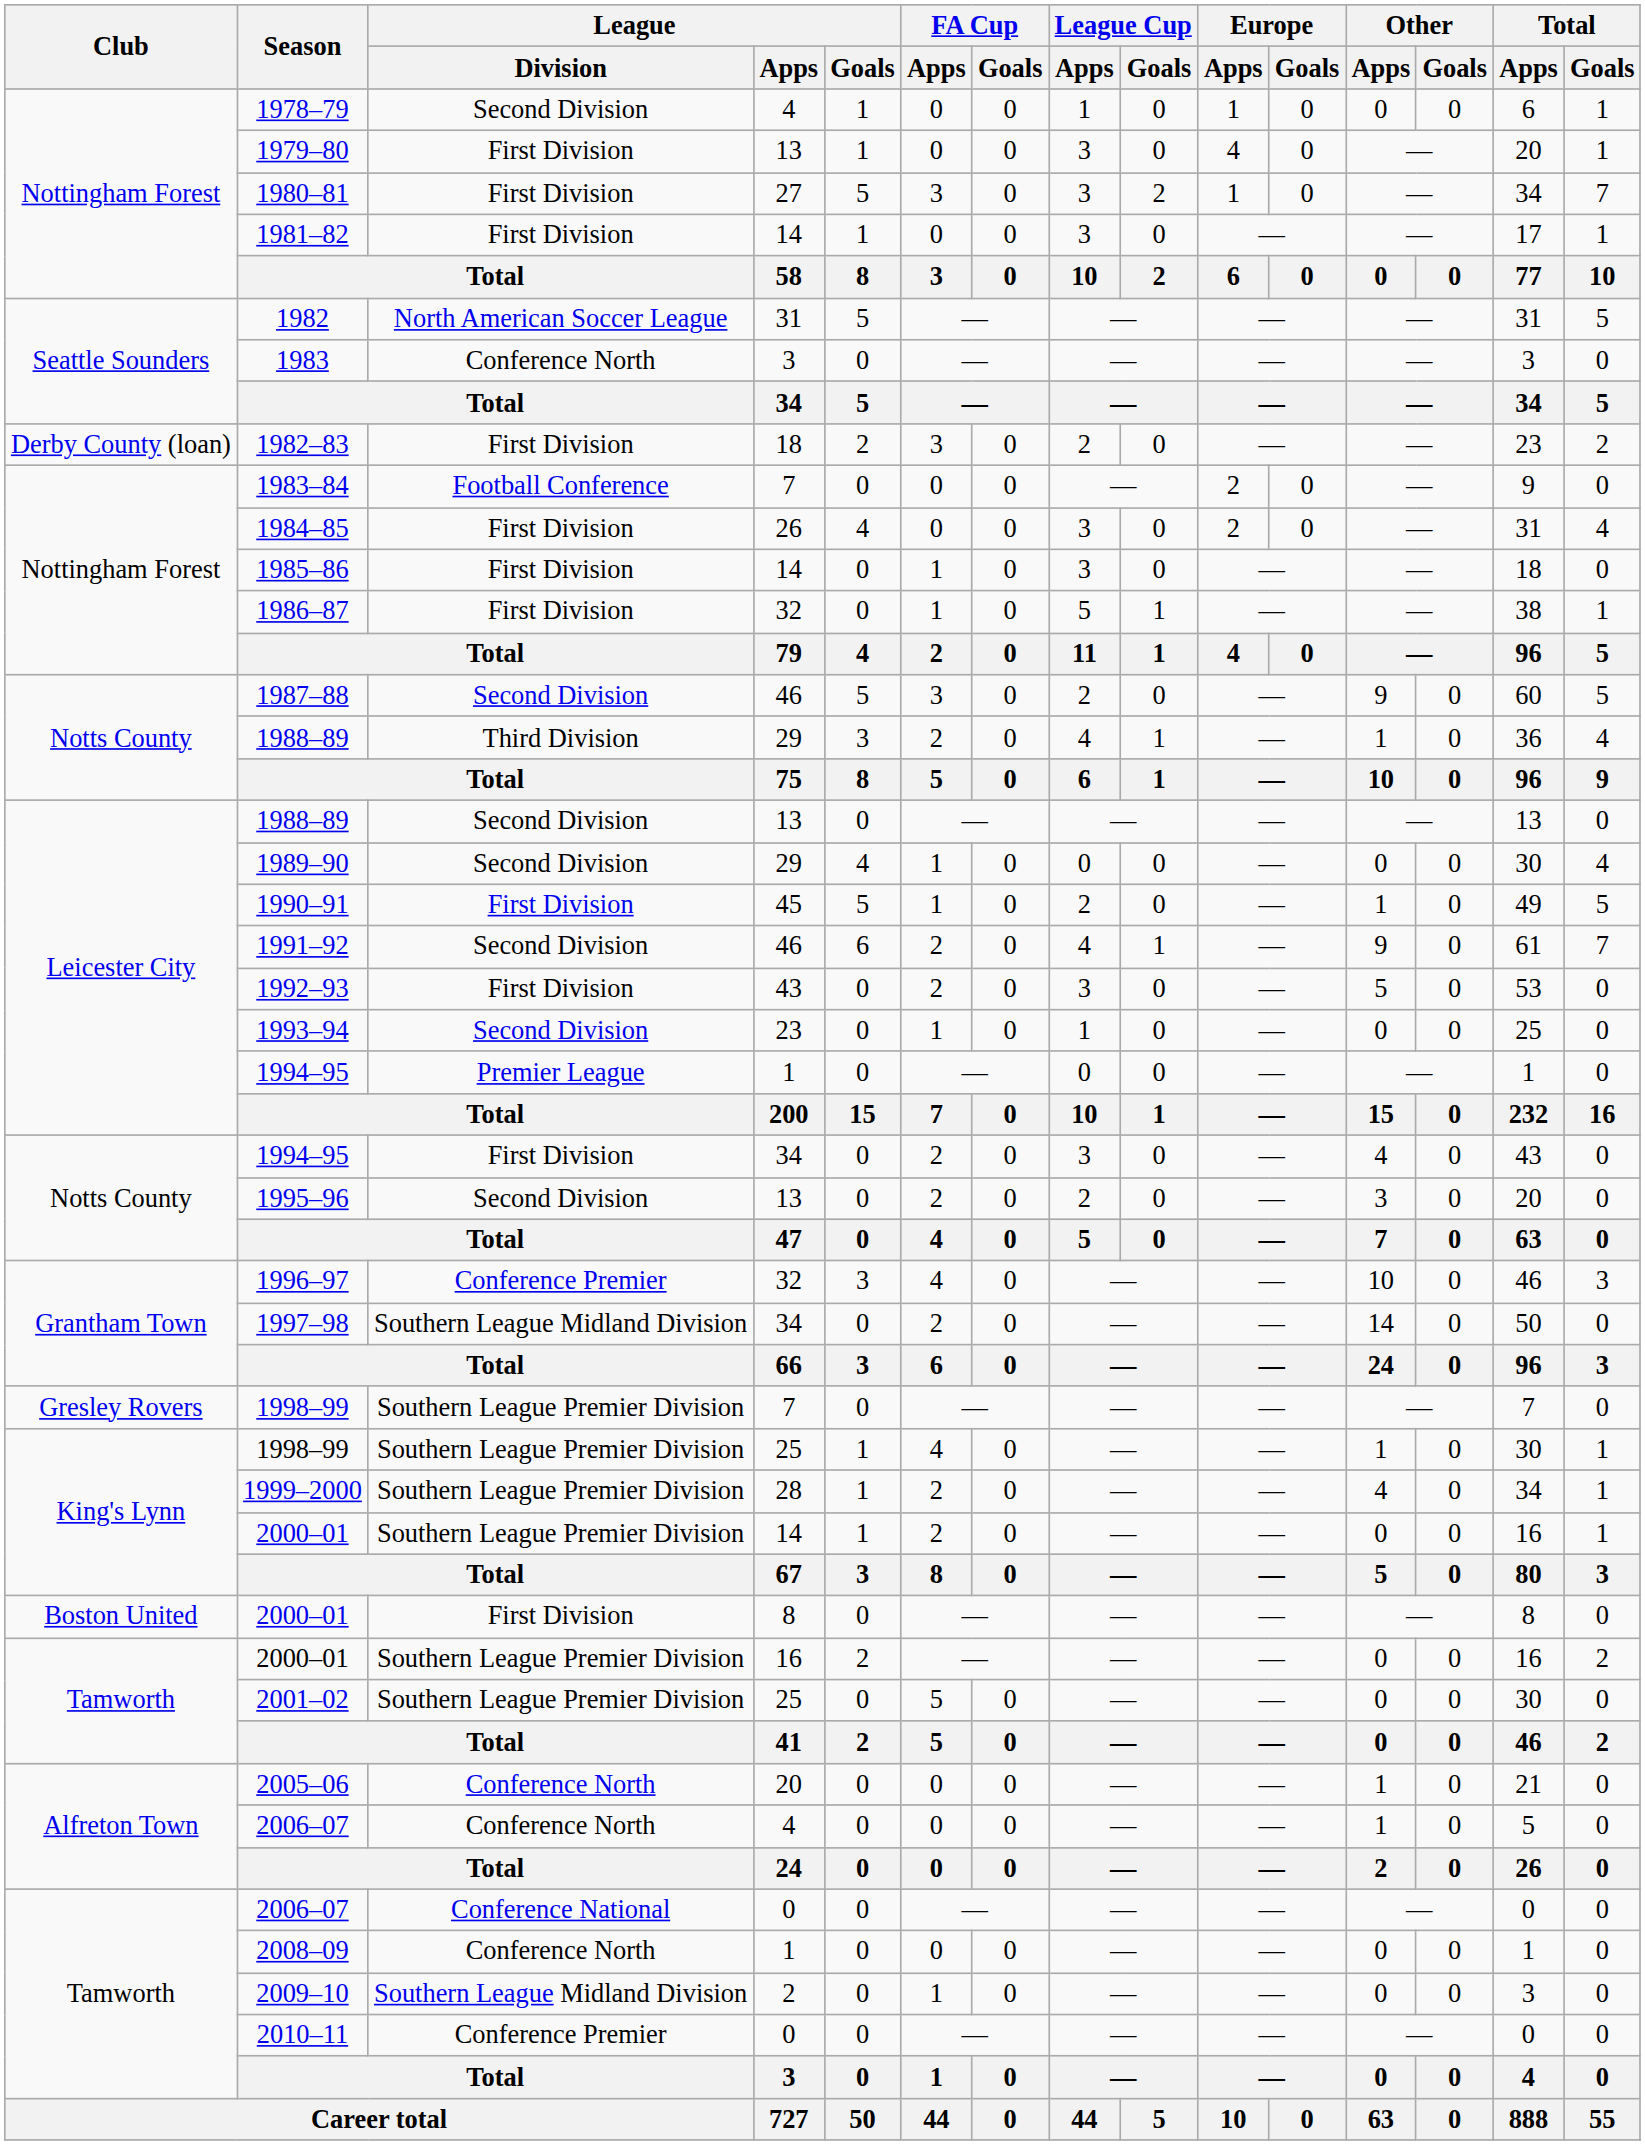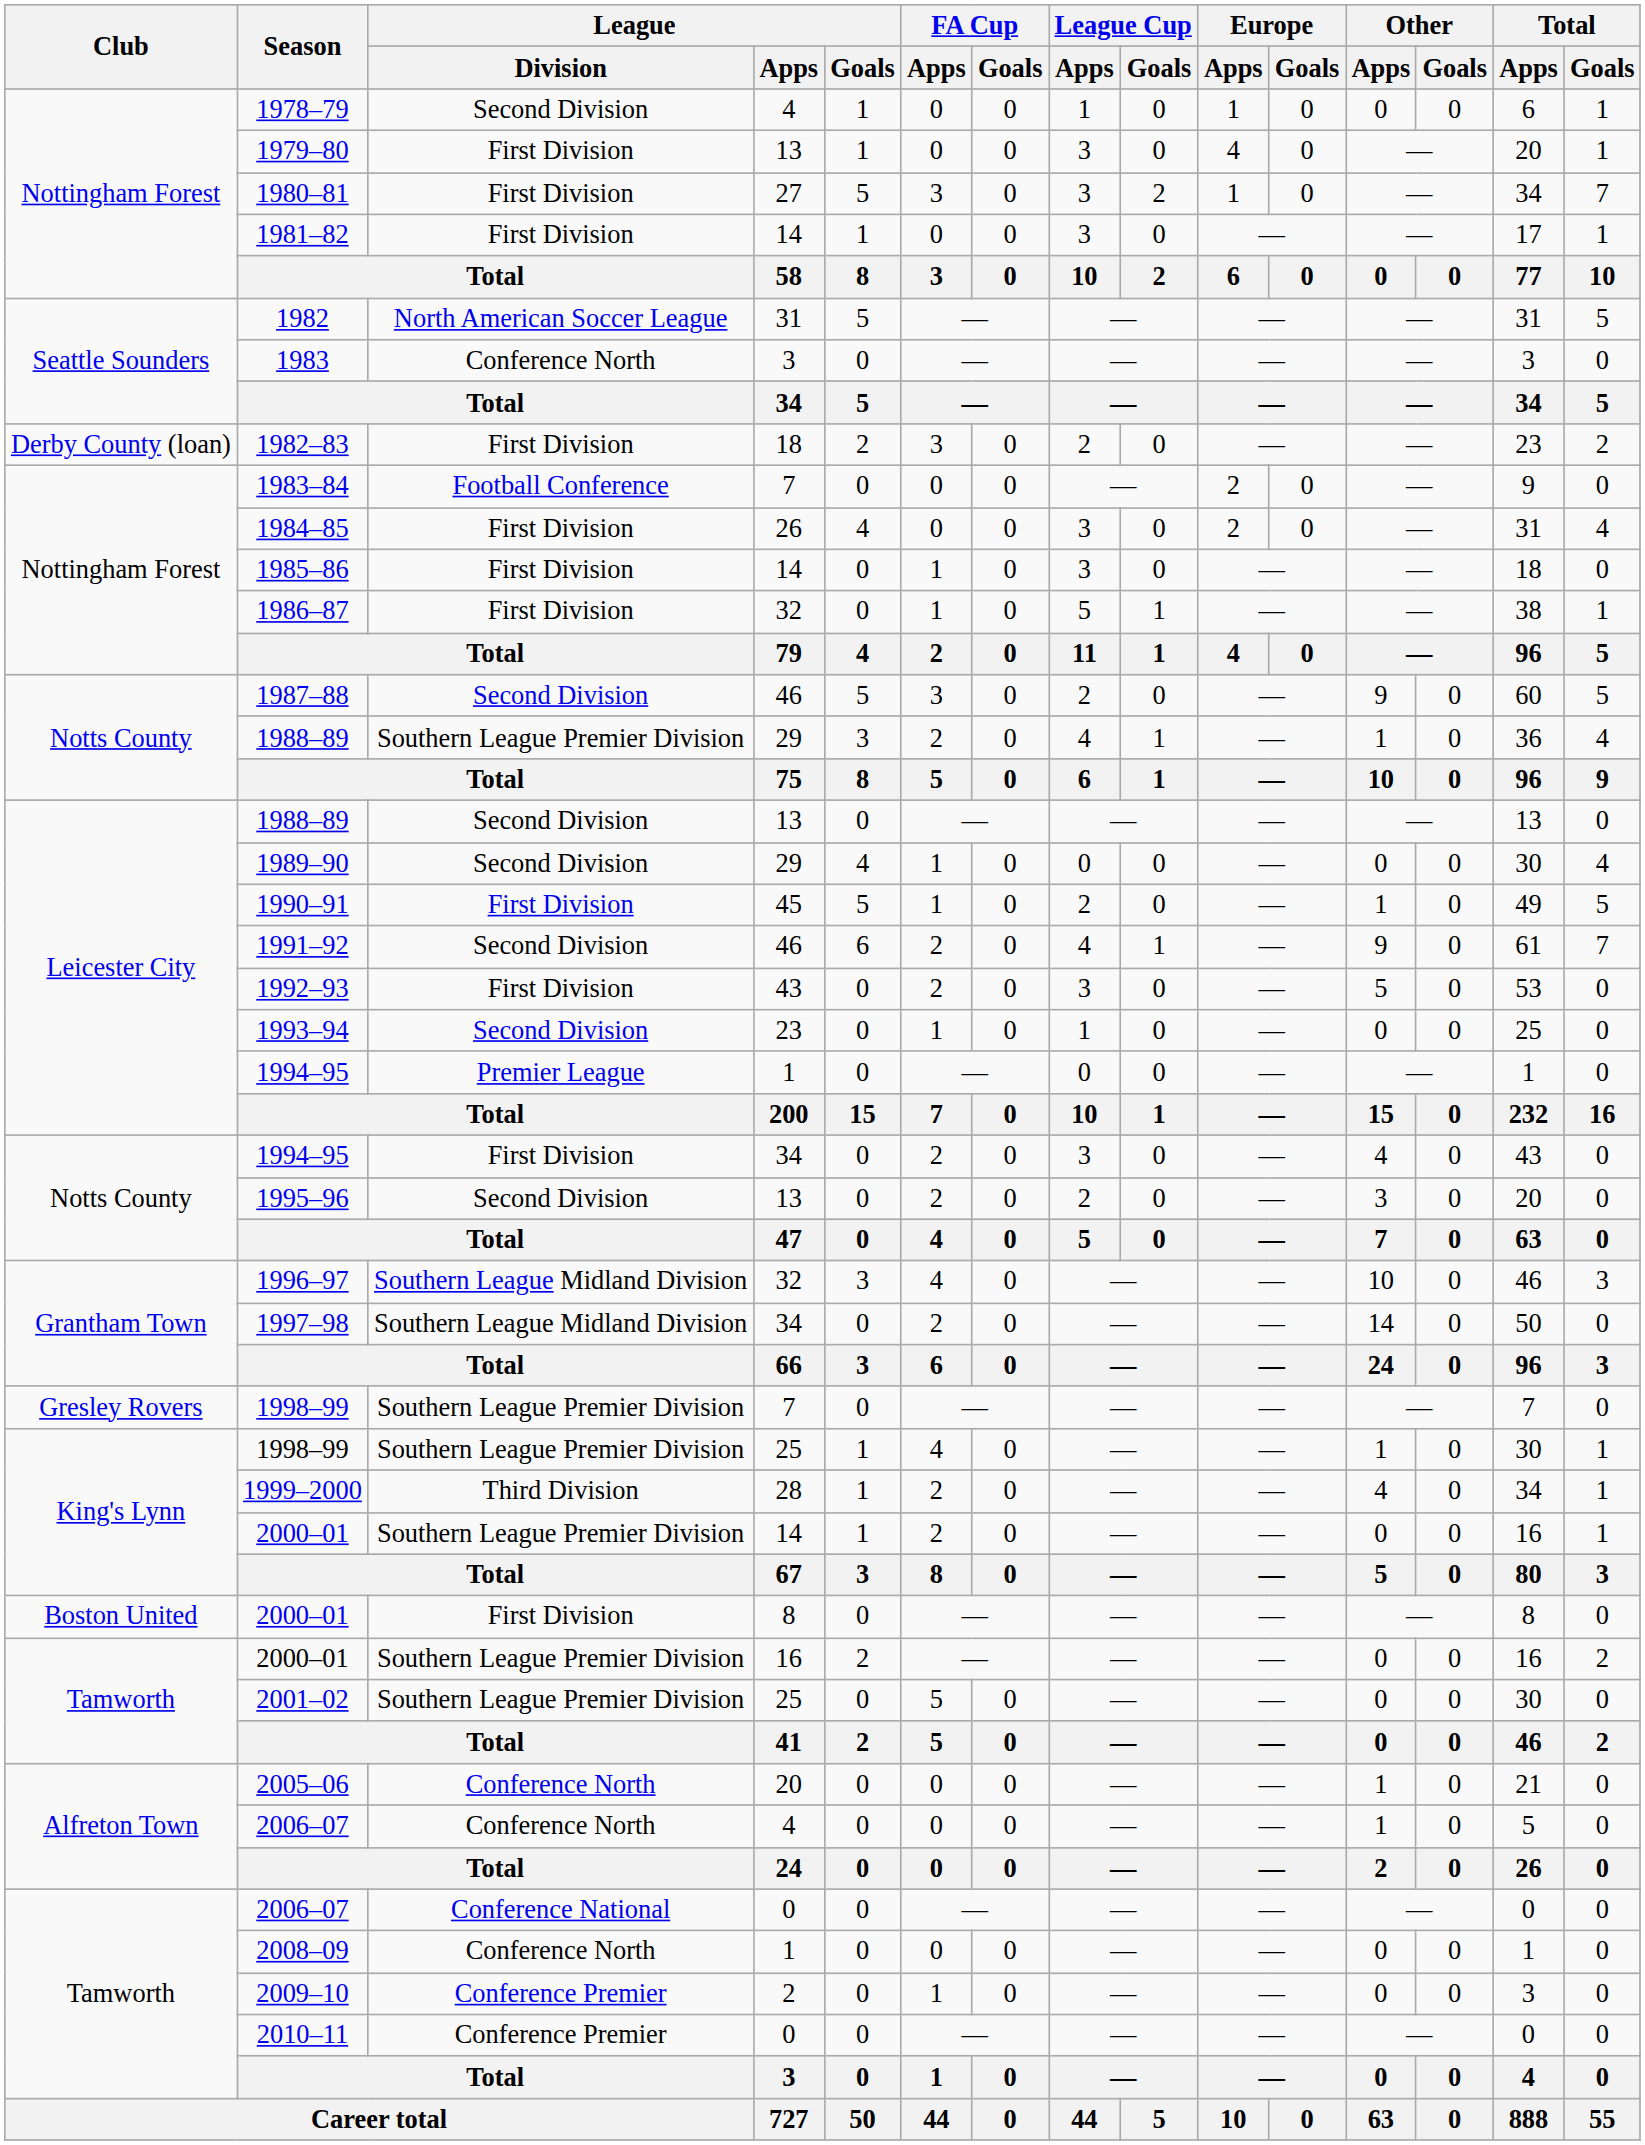(561, 737) Third Division -> (561, 737) Southern League Premier Division
(561, 1281) Conference Premier -> (561, 1281) Southern League Midland Division
(561, 1490) Southern League Premier Division -> (561, 1490) Third Division
(561, 1993) Southern League Midland Division -> (561, 1993) Conference Premier
